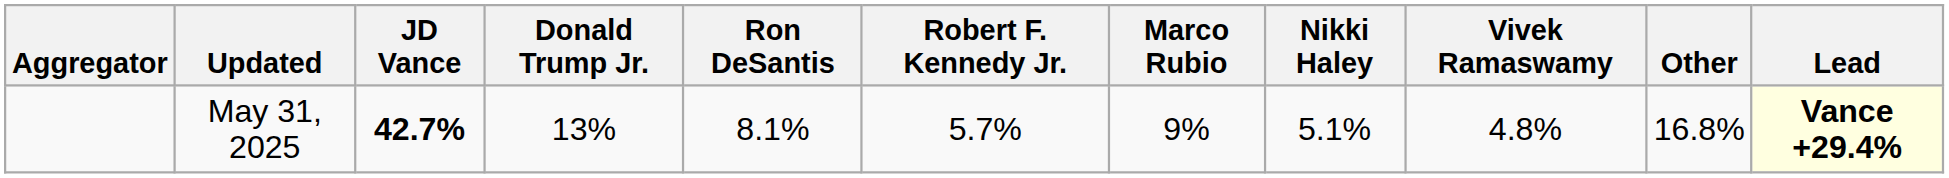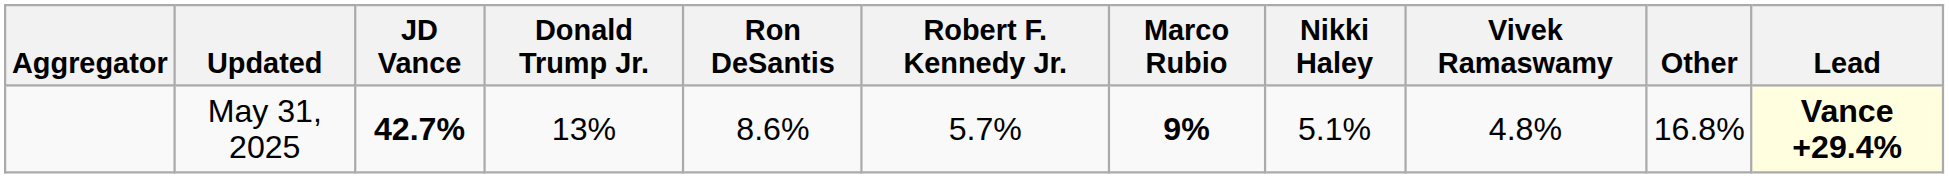(773, 129) 8.1% -> (773, 129) 8.6%
(1186, 129) normal -> (1186, 129) bold
